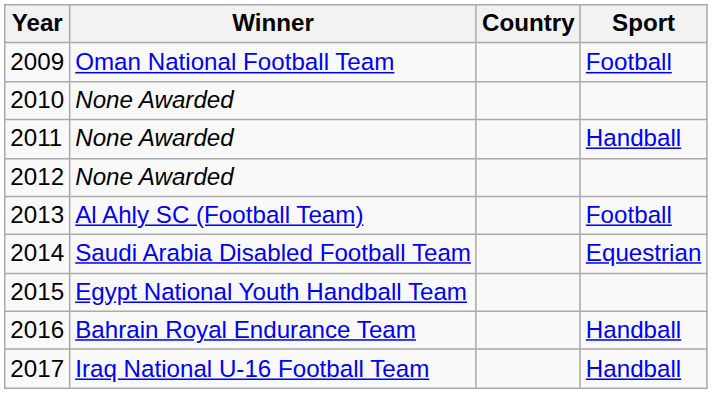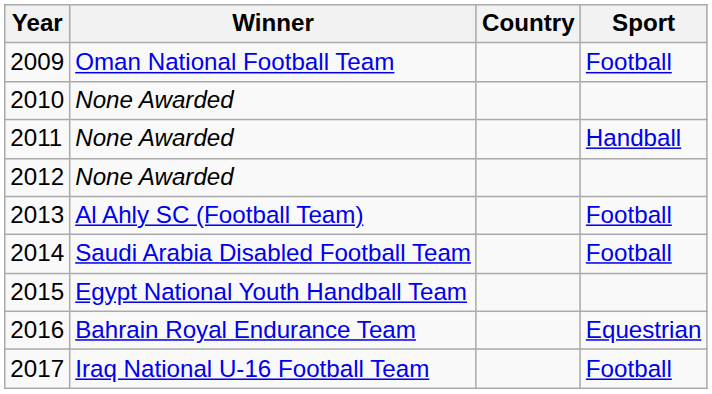(644, 253) Equestrian -> (629, 253) Football
(634, 330) Handball -> (644, 330) Equestrian
(634, 368) Handball -> (629, 368) Football
